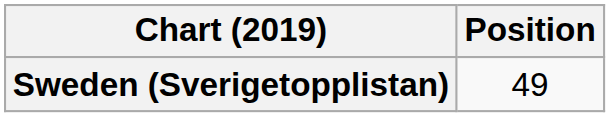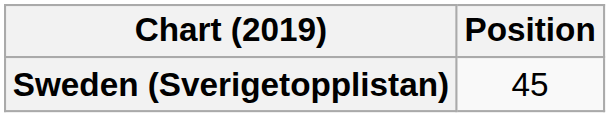(530, 83) 49 -> (530, 83) 45
